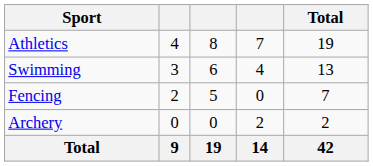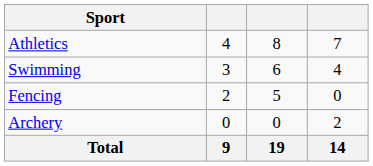- column: (325, 17)
